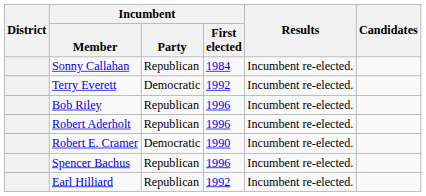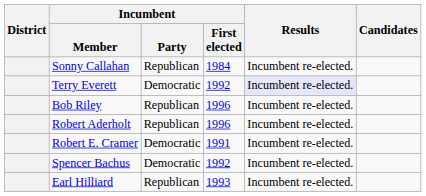(300, 85) no background -> (300, 85) lavender background
(218, 143) 1990 -> (218, 143) 1991
(171, 162) Republican -> (172, 162) Democratic
(218, 162) 1996 -> (218, 162) 1992
(218, 182) 1992 -> (218, 182) 1993
